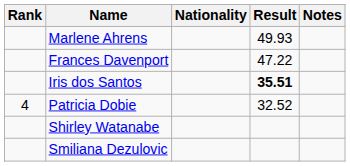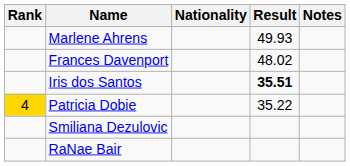(275, 60) 47.22 -> (275, 60) 48.02
(25, 104) no background -> (25, 104) gold background
(275, 104) 32.52 -> (275, 104) 35.22
- row: (104, 127)
+ row: (85, 149)
